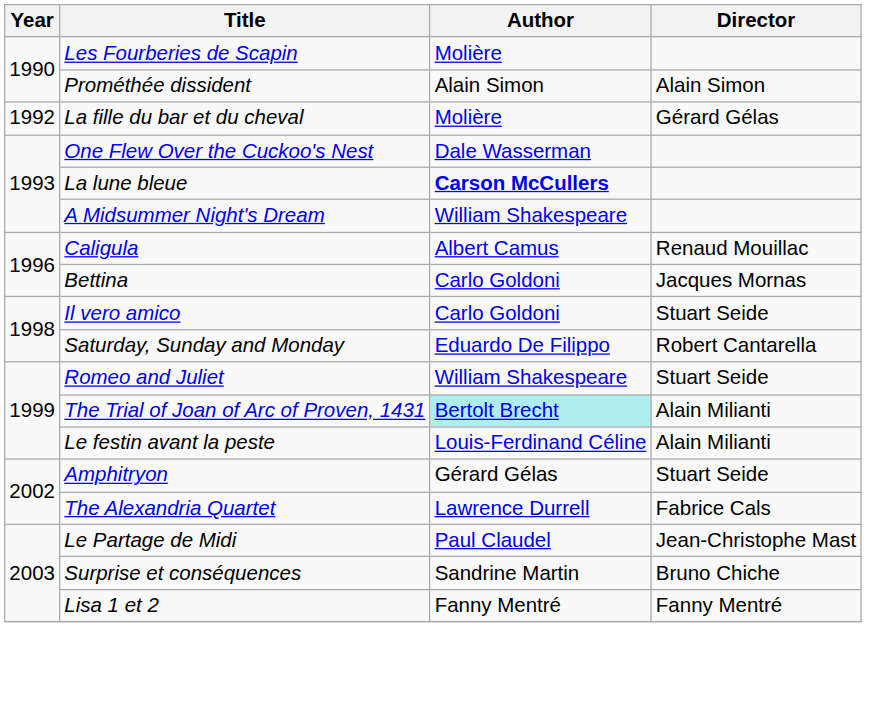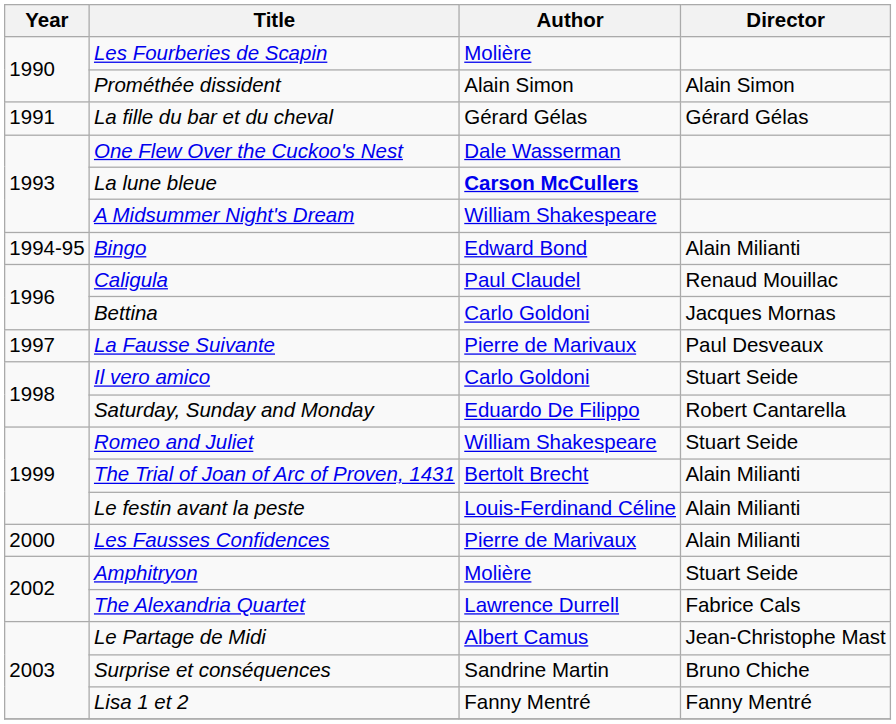(32, 118) 1992 -> (32, 118) 1991
(468, 118) Molière -> (526, 118) Gérard Gélas
+ row: (120, 248)
(497, 248) Albert Camus -> (522, 280) Paul Claudel
+ row: (184, 345)
(497, 410) paleturquoise background -> (526, 475) no background
+ row: (212, 540)
(496, 475) Gérard Gélas -> (498, 572) Molière
(493, 540) Paul Claudel -> (526, 637) Albert Camus
